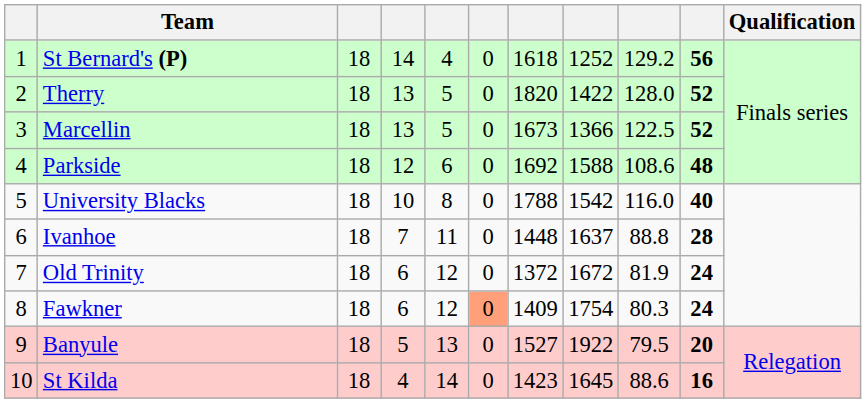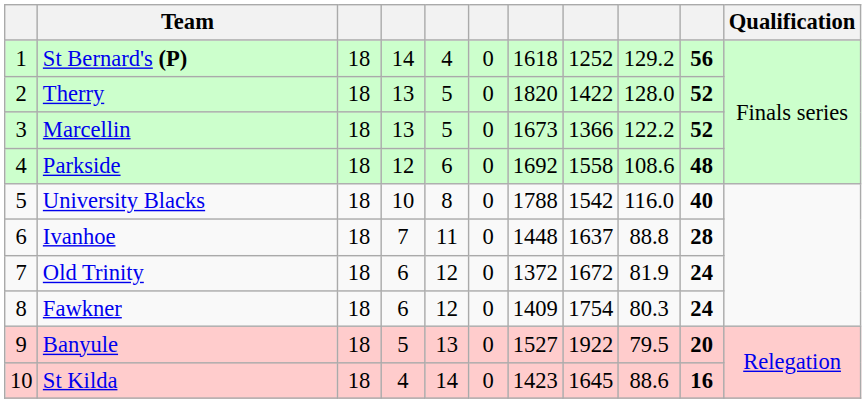(649, 129) 122.5 -> (649, 129) 122.2
(591, 165) 1588 -> (591, 165) 1558
(488, 308) lightsalmon background -> (488, 308) no background
